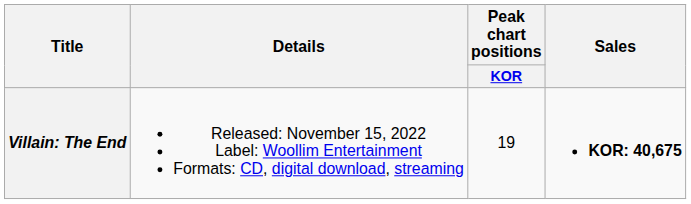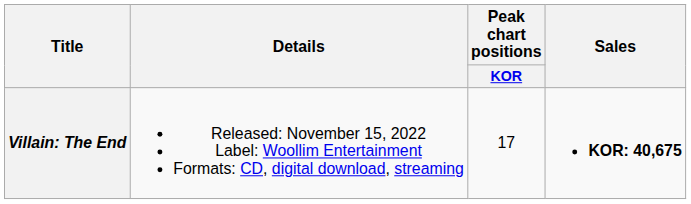(506, 142) 19 -> (506, 142) 17
